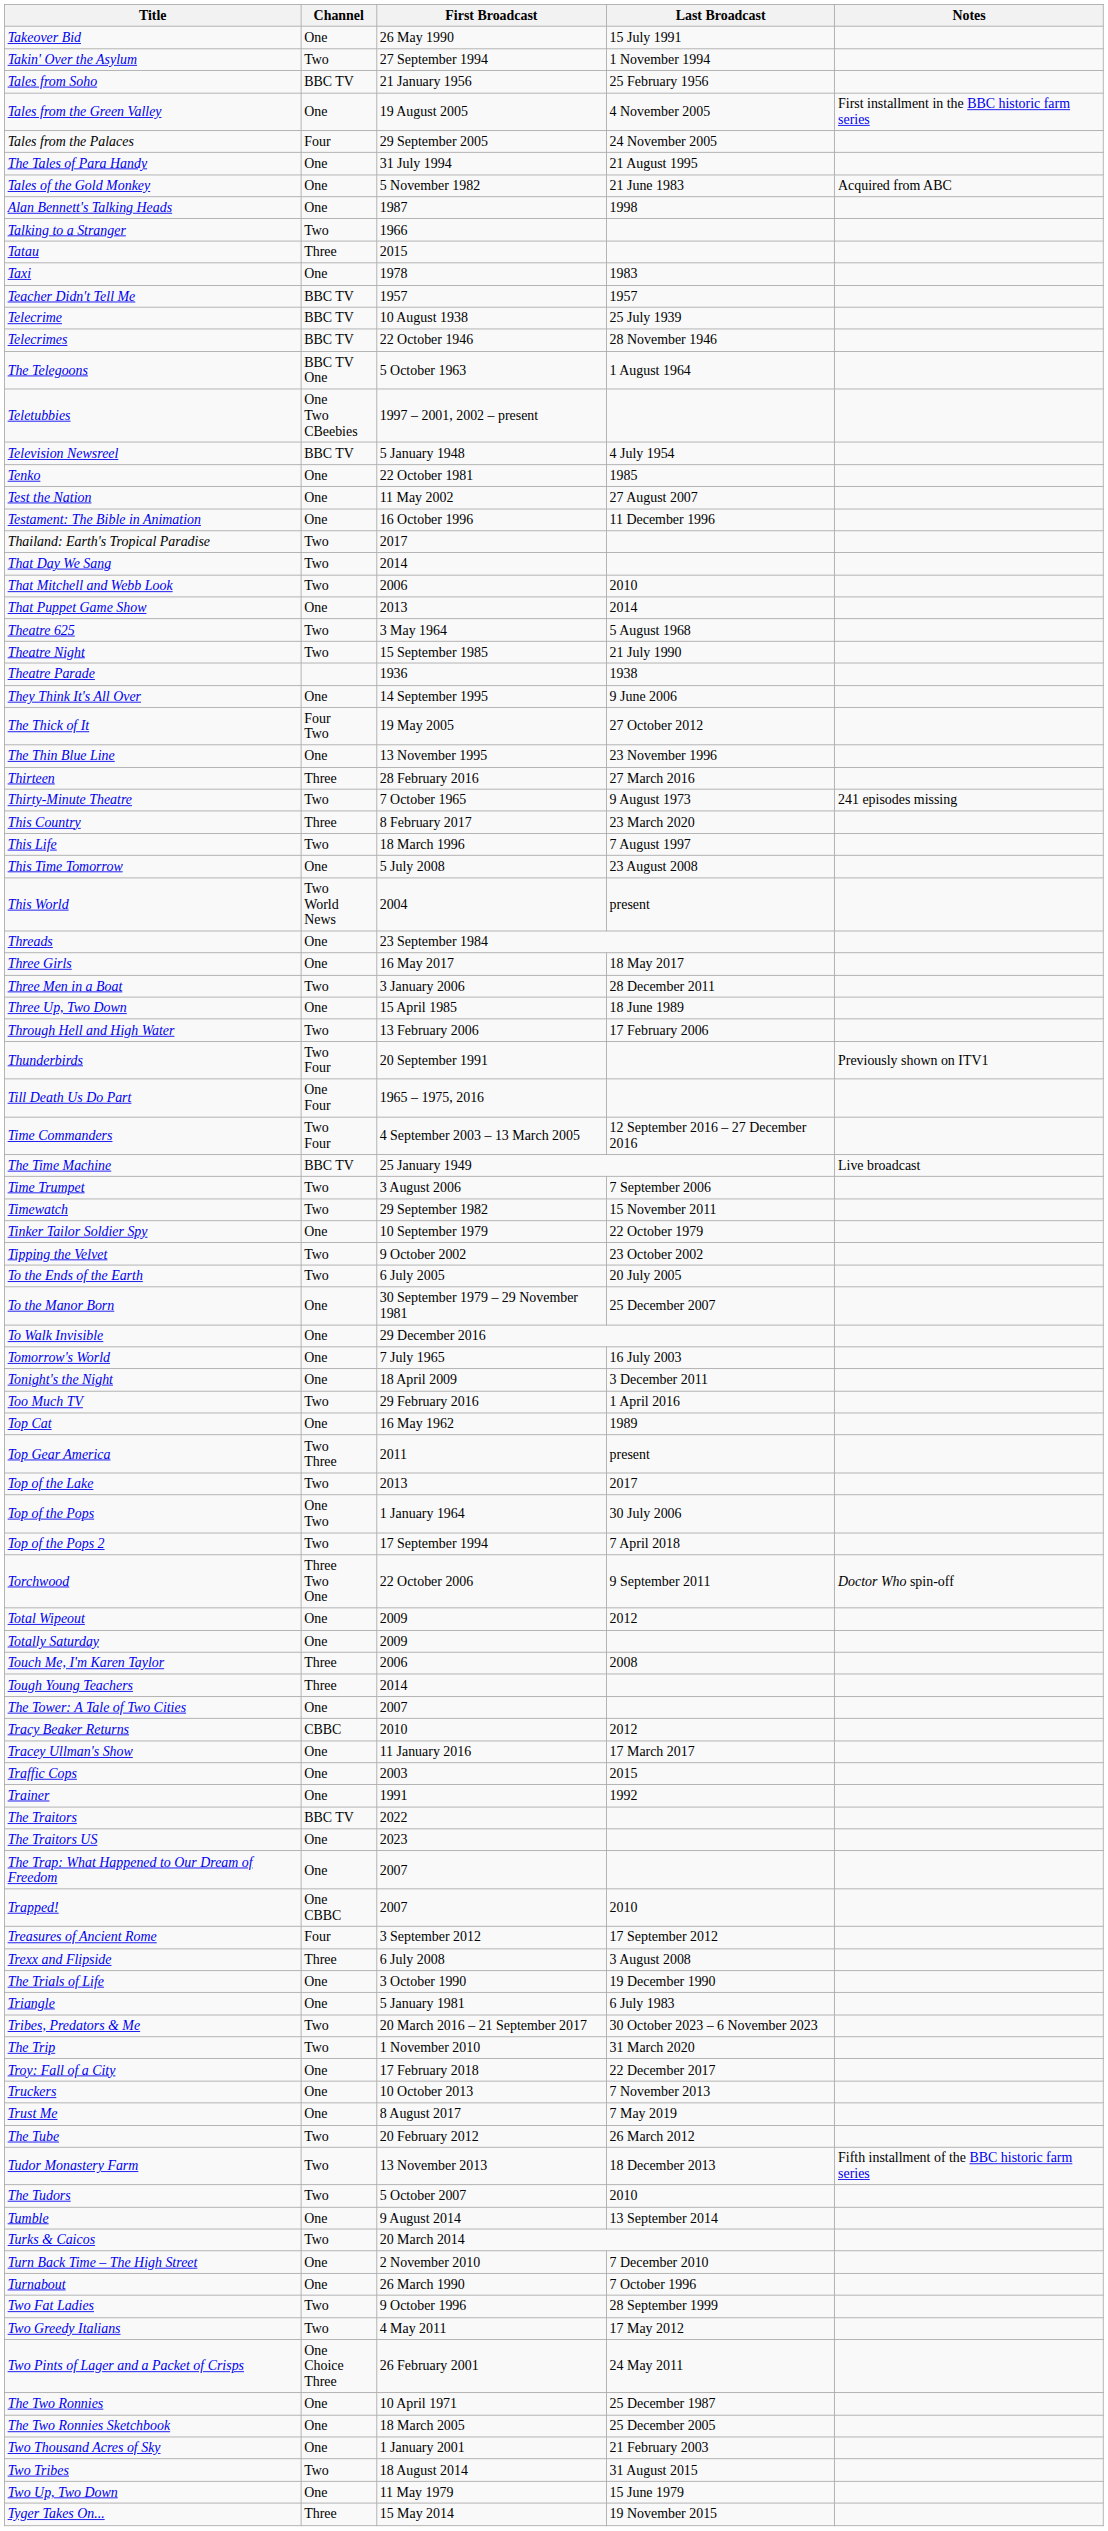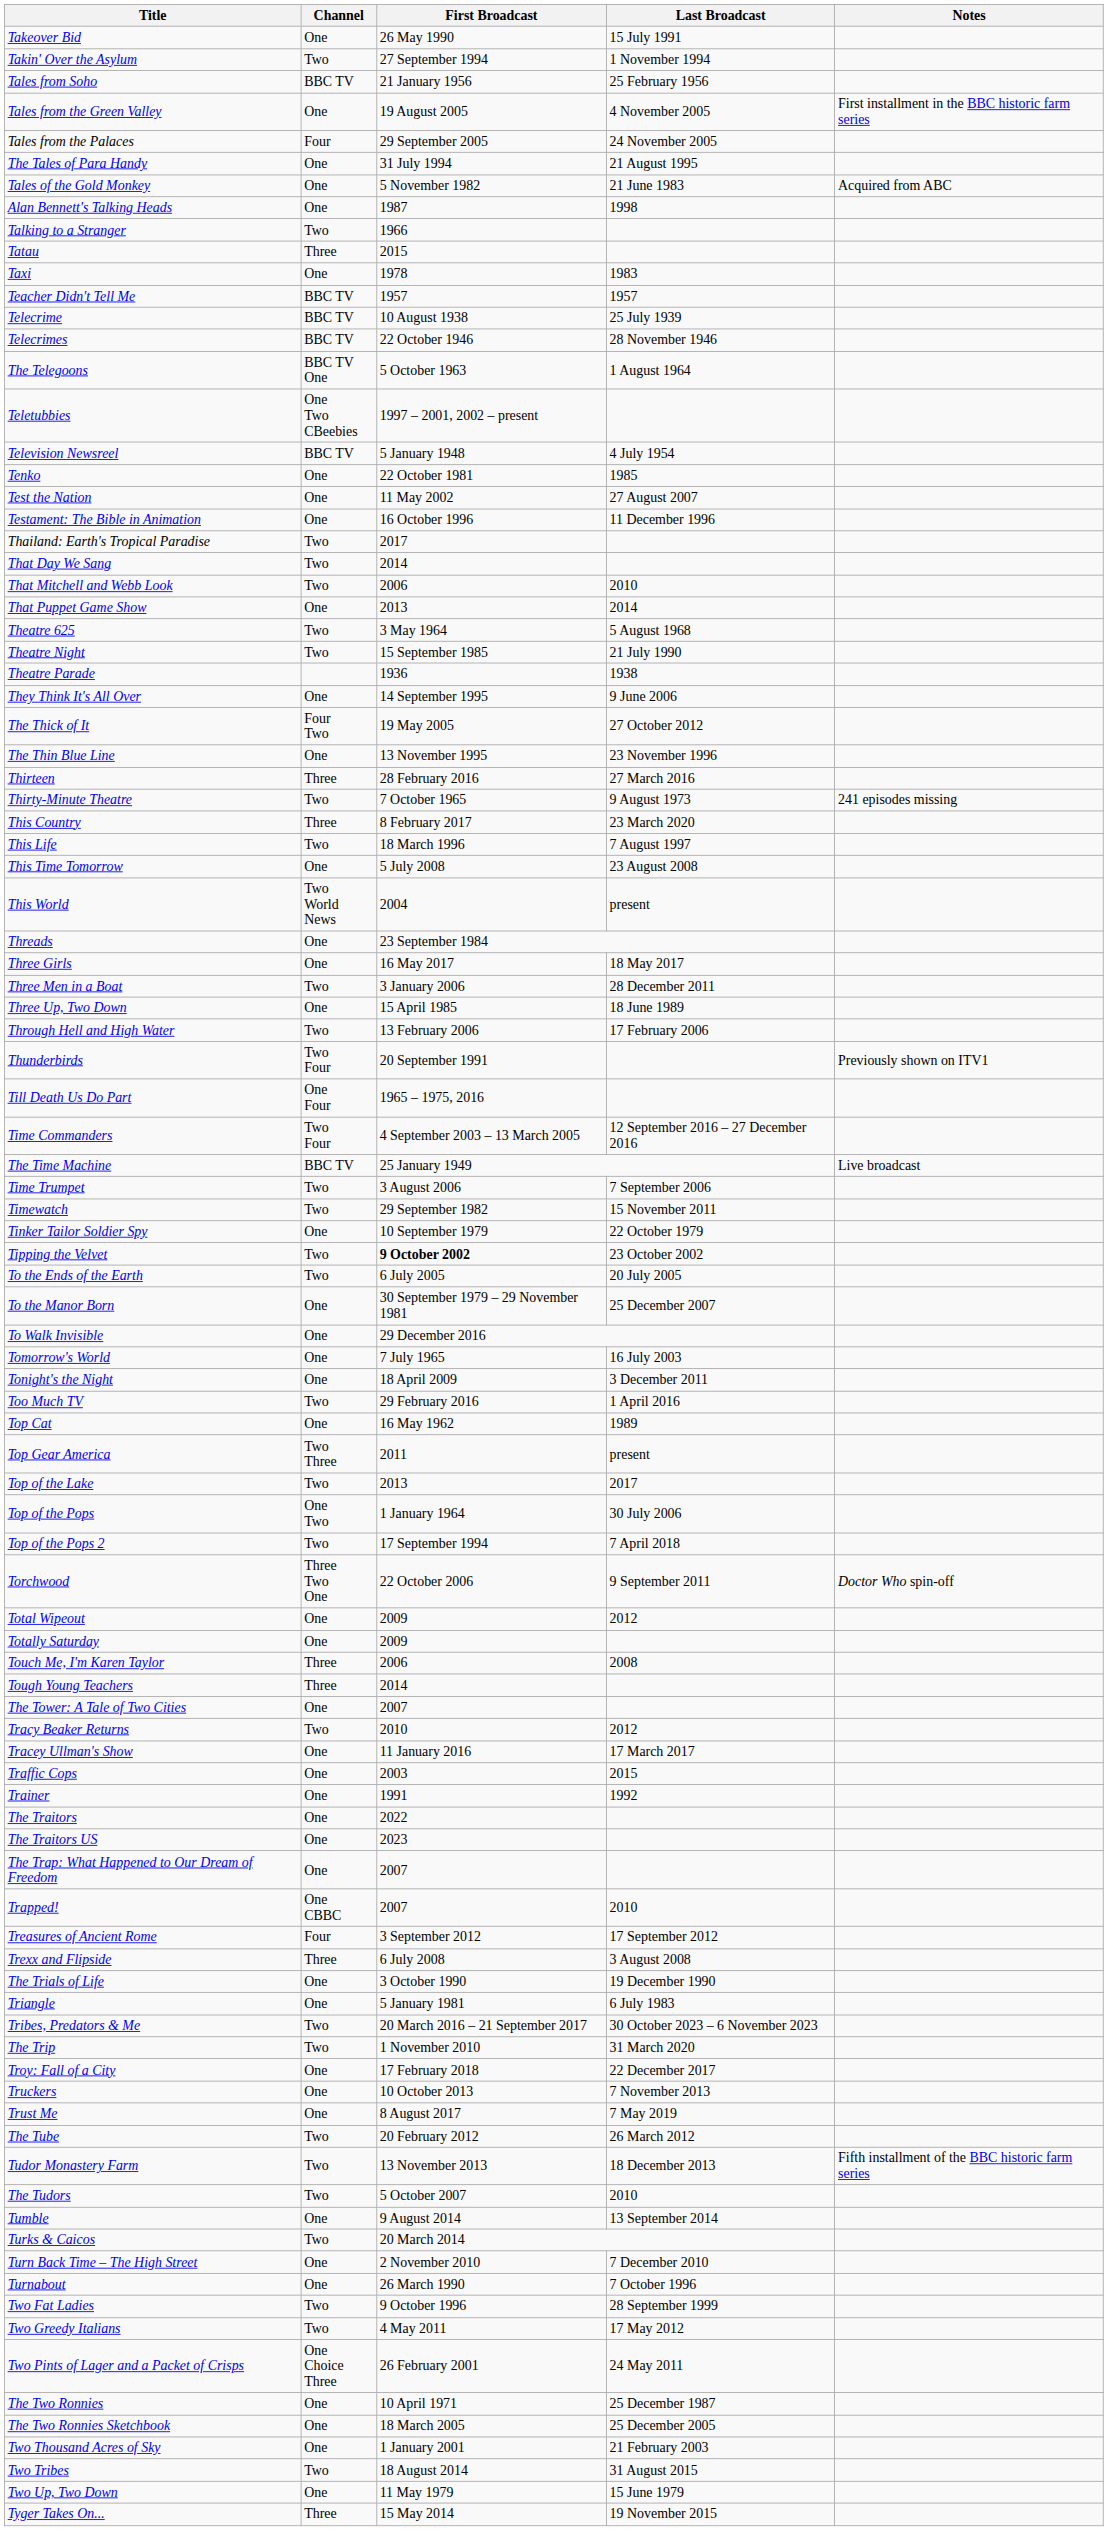(423, 1253) normal -> (425, 1253) bold
(323, 1729) CBBC -> (317, 1729) Two
(329, 1817) BBC TV -> (316, 1817) One
